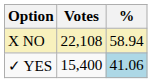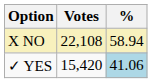(81, 65) 15,400 -> (81, 65) 15,420
